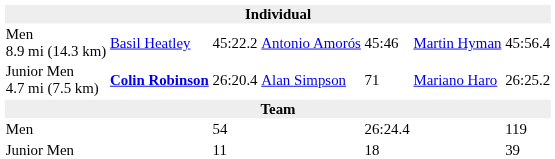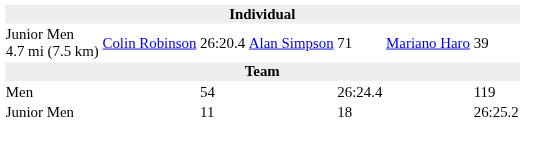- row: (56, 43)
(159, 80) bold -> (149, 43) normal
(528, 80) 26:25.2 -> (481, 43) 39
(513, 149) 39 -> (496, 112) 26:25.2
